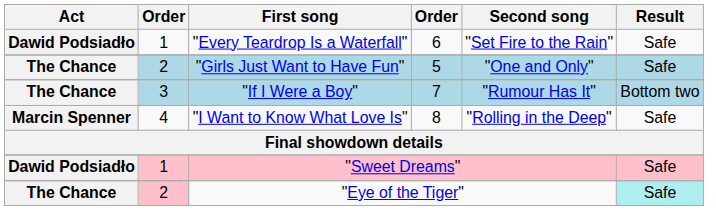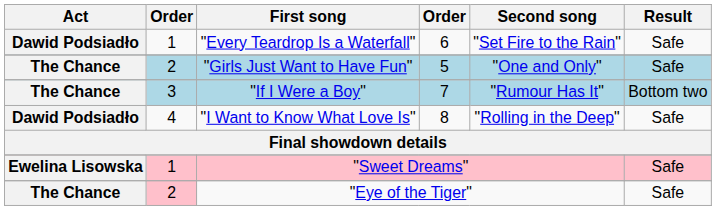(72, 117) Marcin Spenner -> (75, 117) Dawid Podsiadło
(72, 167) Dawid Podsiadło -> (75, 167) Ewelina Lisowska
(660, 192) paleturquoise background -> (668, 192) no background
